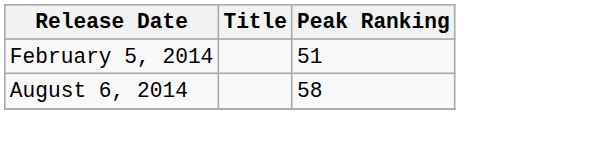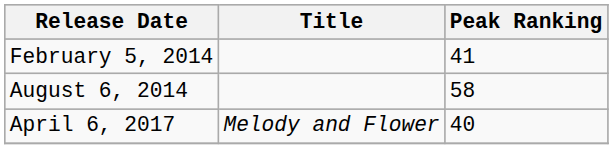(310, 57) 51 -> (462, 57) 41
+ row: (93, 126)
